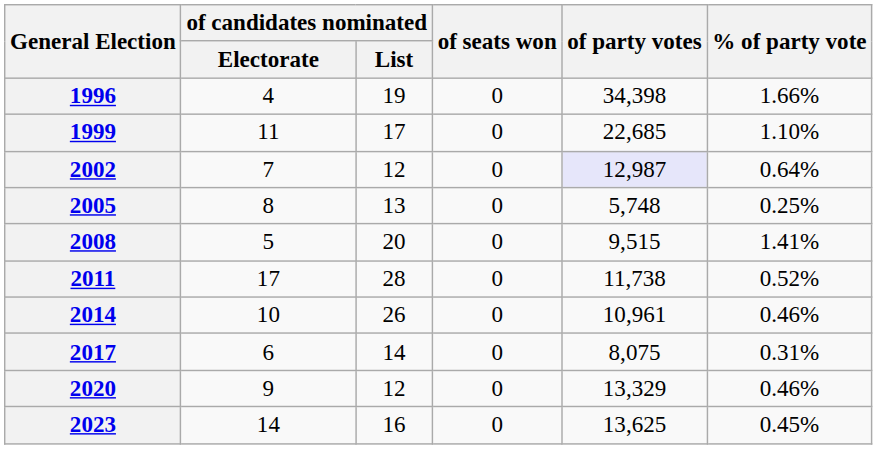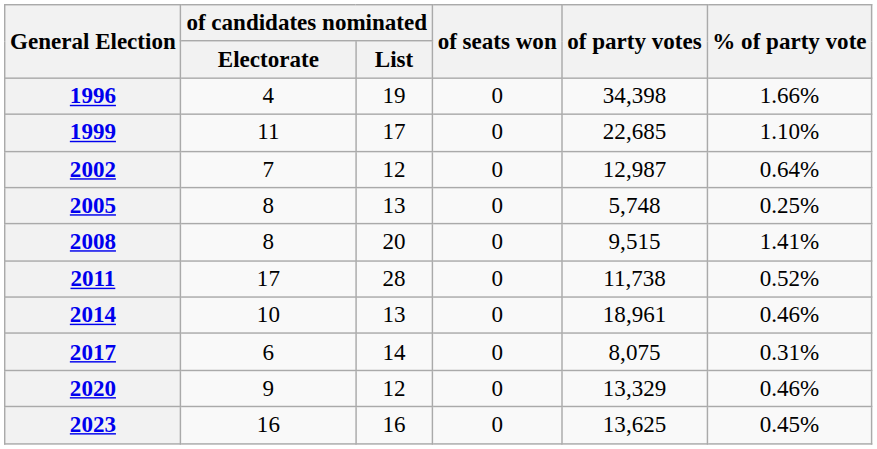(635, 168) lavender background -> (635, 168) no background
(268, 242) 5 -> (268, 242) 8
(394, 315) 26 -> (394, 315) 13
(635, 315) 10,961 -> (635, 315) 18,961
(268, 424) 14 -> (268, 424) 16
